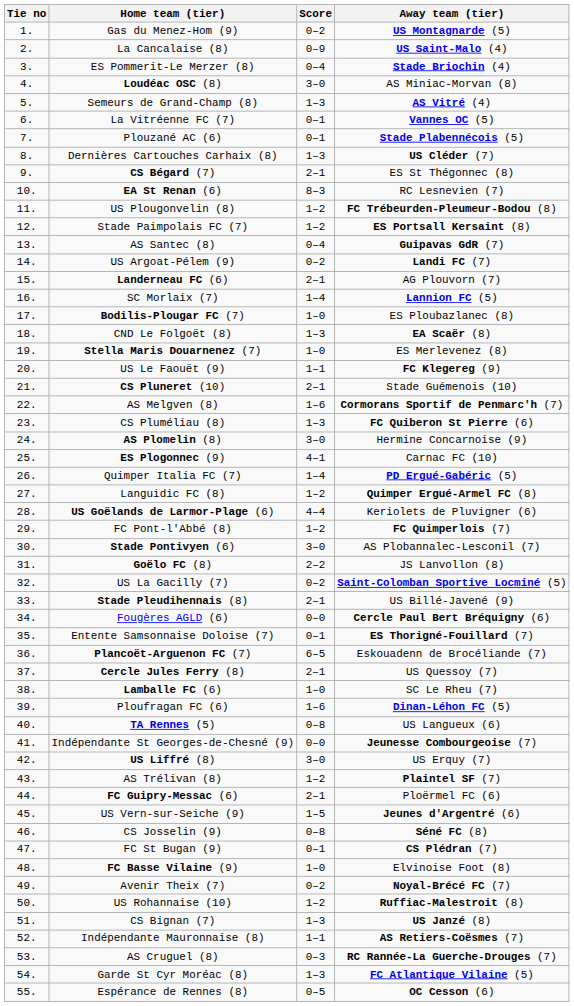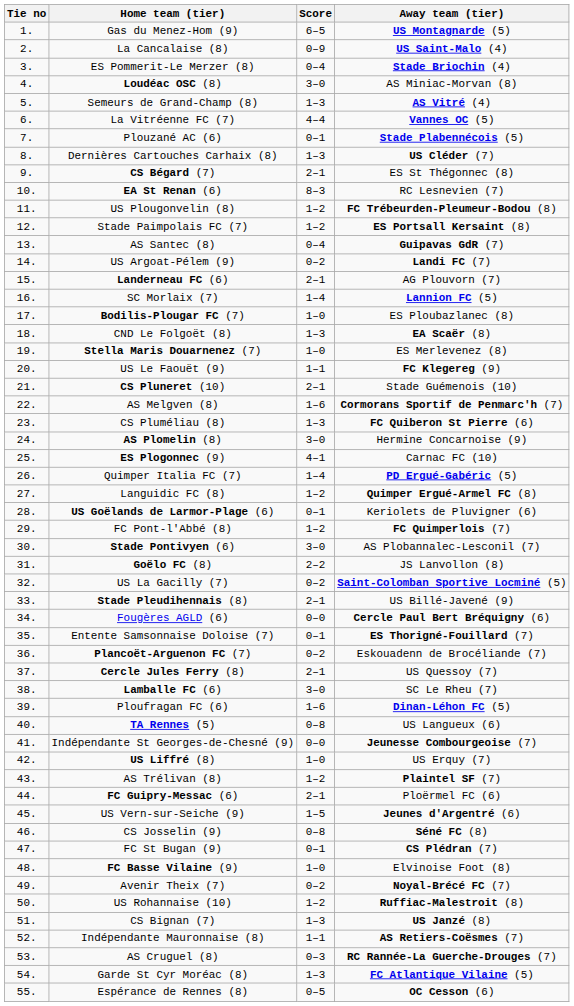(316, 31) 0–2 -> (316, 31) 6–5
(316, 120) 0–1 -> (316, 120) 4–4
(316, 512) 4–4 -> (316, 512) 0–1
(316, 654) 6–5 -> (316, 654) 0–2
(316, 690) 1–0 -> (316, 690) 3–0
(316, 761) 3–0 -> (316, 761) 1–0
